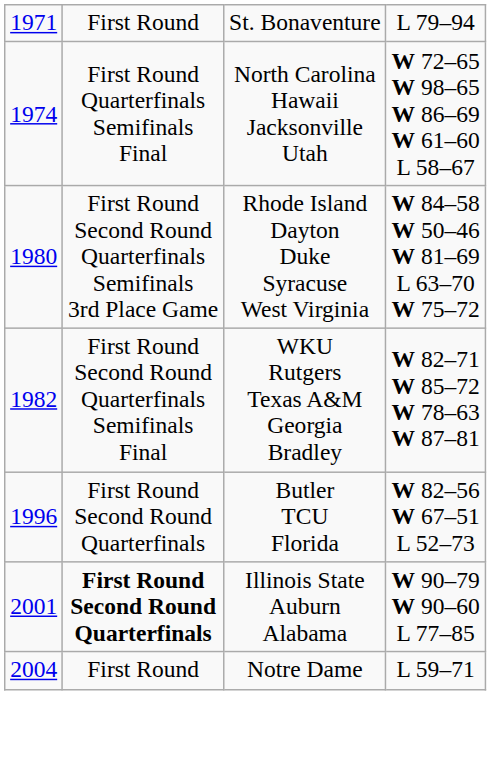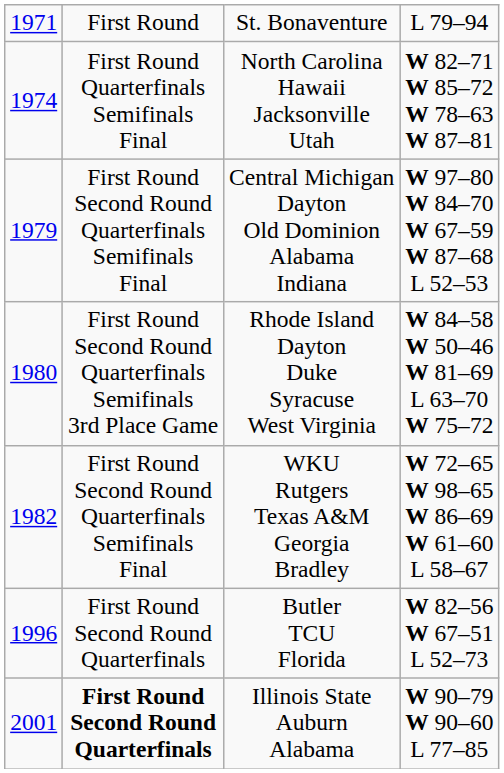(436, 113) W 72–65 W 98–65 W 86–69 W 61–60 L 58–67 -> (449, 100) W 82–71 W 85–72 W 78–63 W 87–81
+ row: (312, 230)
(436, 399) W 82–71 W 85–72 W 78–63 W 87–81 -> (449, 516) W 72–65 W 98–65 W 86–69 W 61–60 L 58–67
- row: (305, 670)
